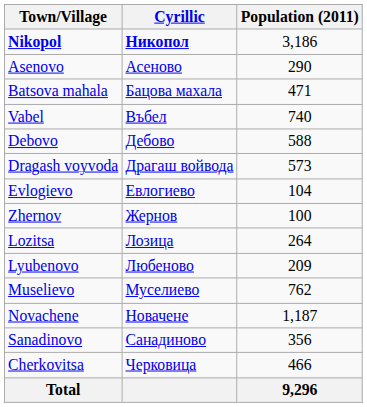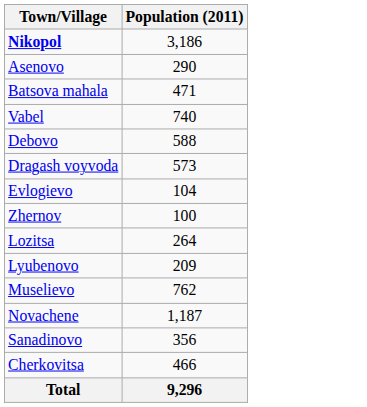- column: (180, 16)
